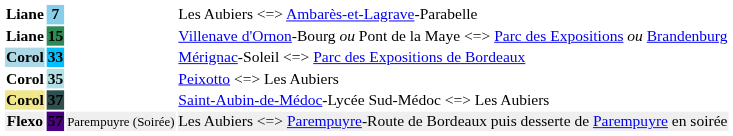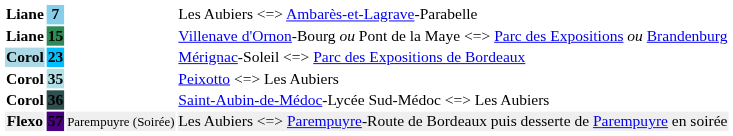(56, 57) 33 -> (56, 57) 23
(25, 100) khaki background -> (25, 100) no background
(56, 100) 37 -> (56, 100) 36
